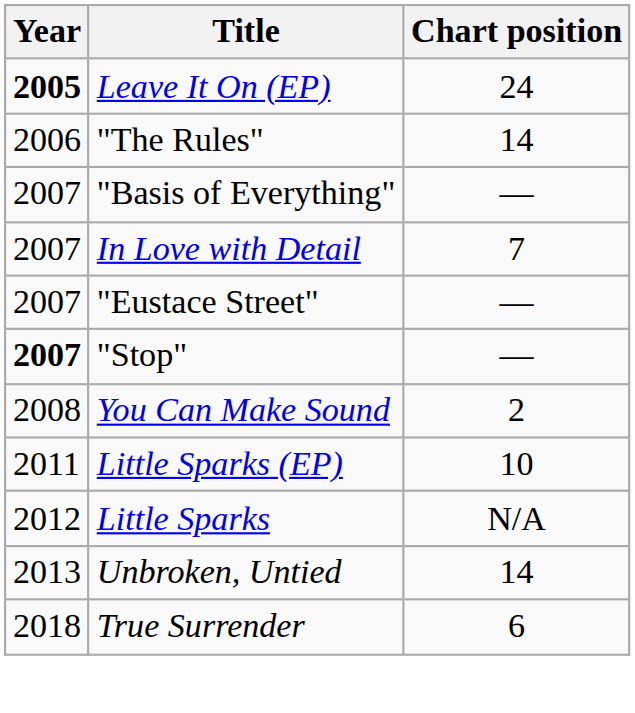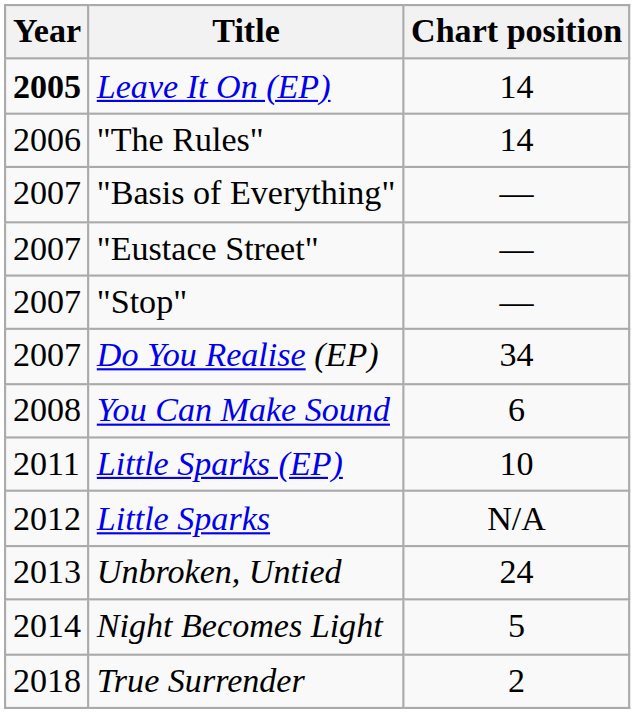(517, 85) 24 -> (517, 85) 14
- row: (229, 247)
(47, 355) bold -> (47, 301) normal
+ row: (238, 355)
(517, 409) 2 -> (517, 409) 6
(517, 572) 14 -> (517, 572) 24
+ row: (240, 626)
(517, 626) 6 -> (517, 680) 2
